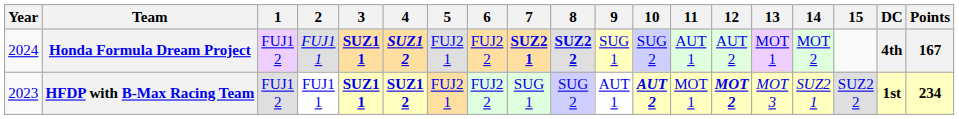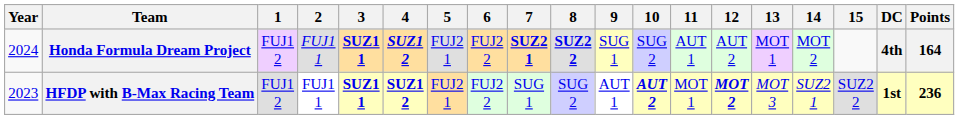(930, 50) 167 -> (930, 50) 164
(930, 92) 234 -> (930, 92) 236
